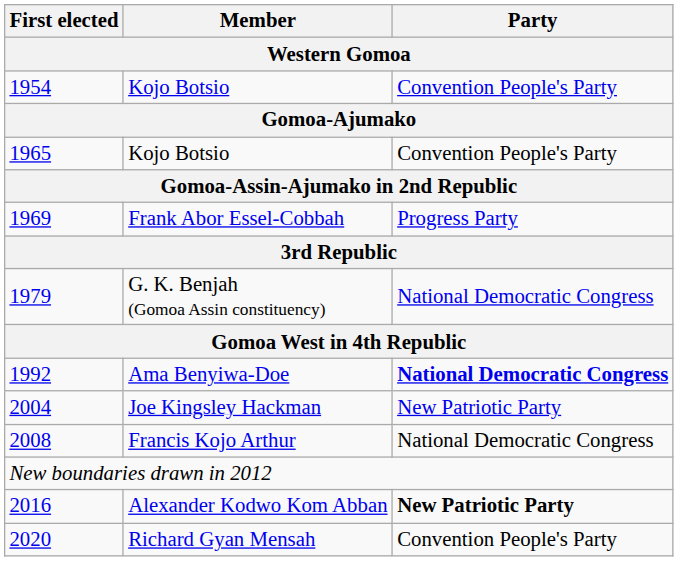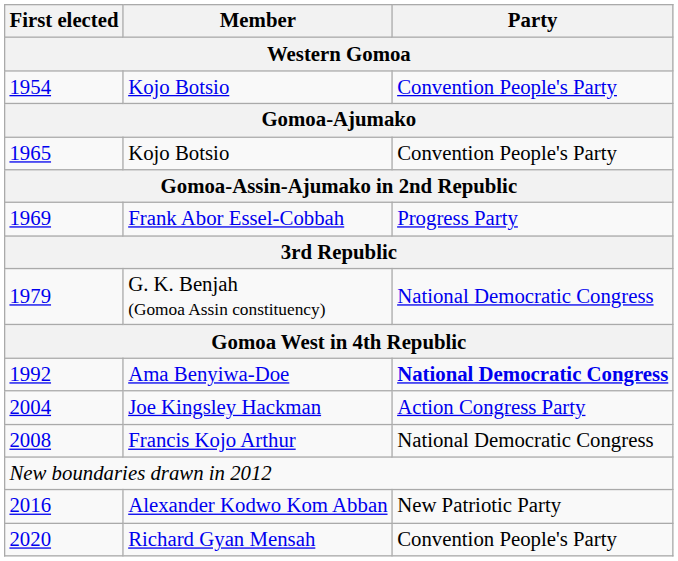(479, 407) New Patriotic Party -> (491, 407) Action Congress Party
(485, 506) bold -> (479, 506) normal
